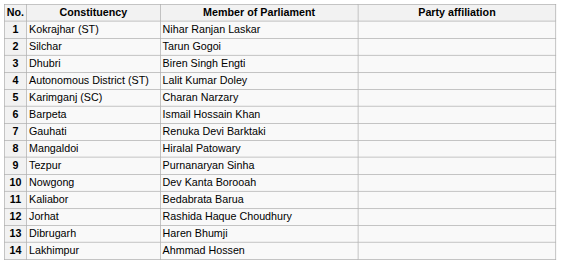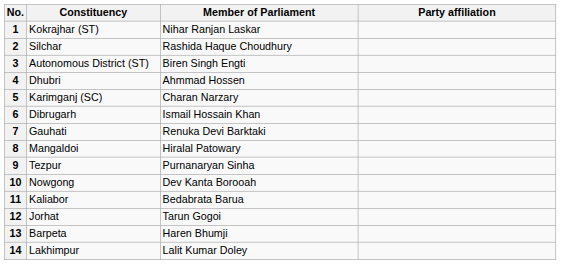(192, 47) Tarun Gogoi -> (227, 47) Rashida Haque Choudhury
(45, 64) Dhubri -> (89, 64) Autonomous District (ST)
(89, 81) Autonomous District (ST) -> (45, 81) Dhubri
(205, 81) Lalit Kumar Doley -> (204, 81) Ahmmad Hossen
(48, 115) Barpeta -> (53, 115) Dibrugarh
(227, 217) Rashida Haque Choudhury -> (192, 217) Tarun Gogoi
(53, 234) Dibrugarh -> (48, 234) Barpeta
(204, 251) Ahmmad Hossen -> (205, 251) Lalit Kumar Doley
